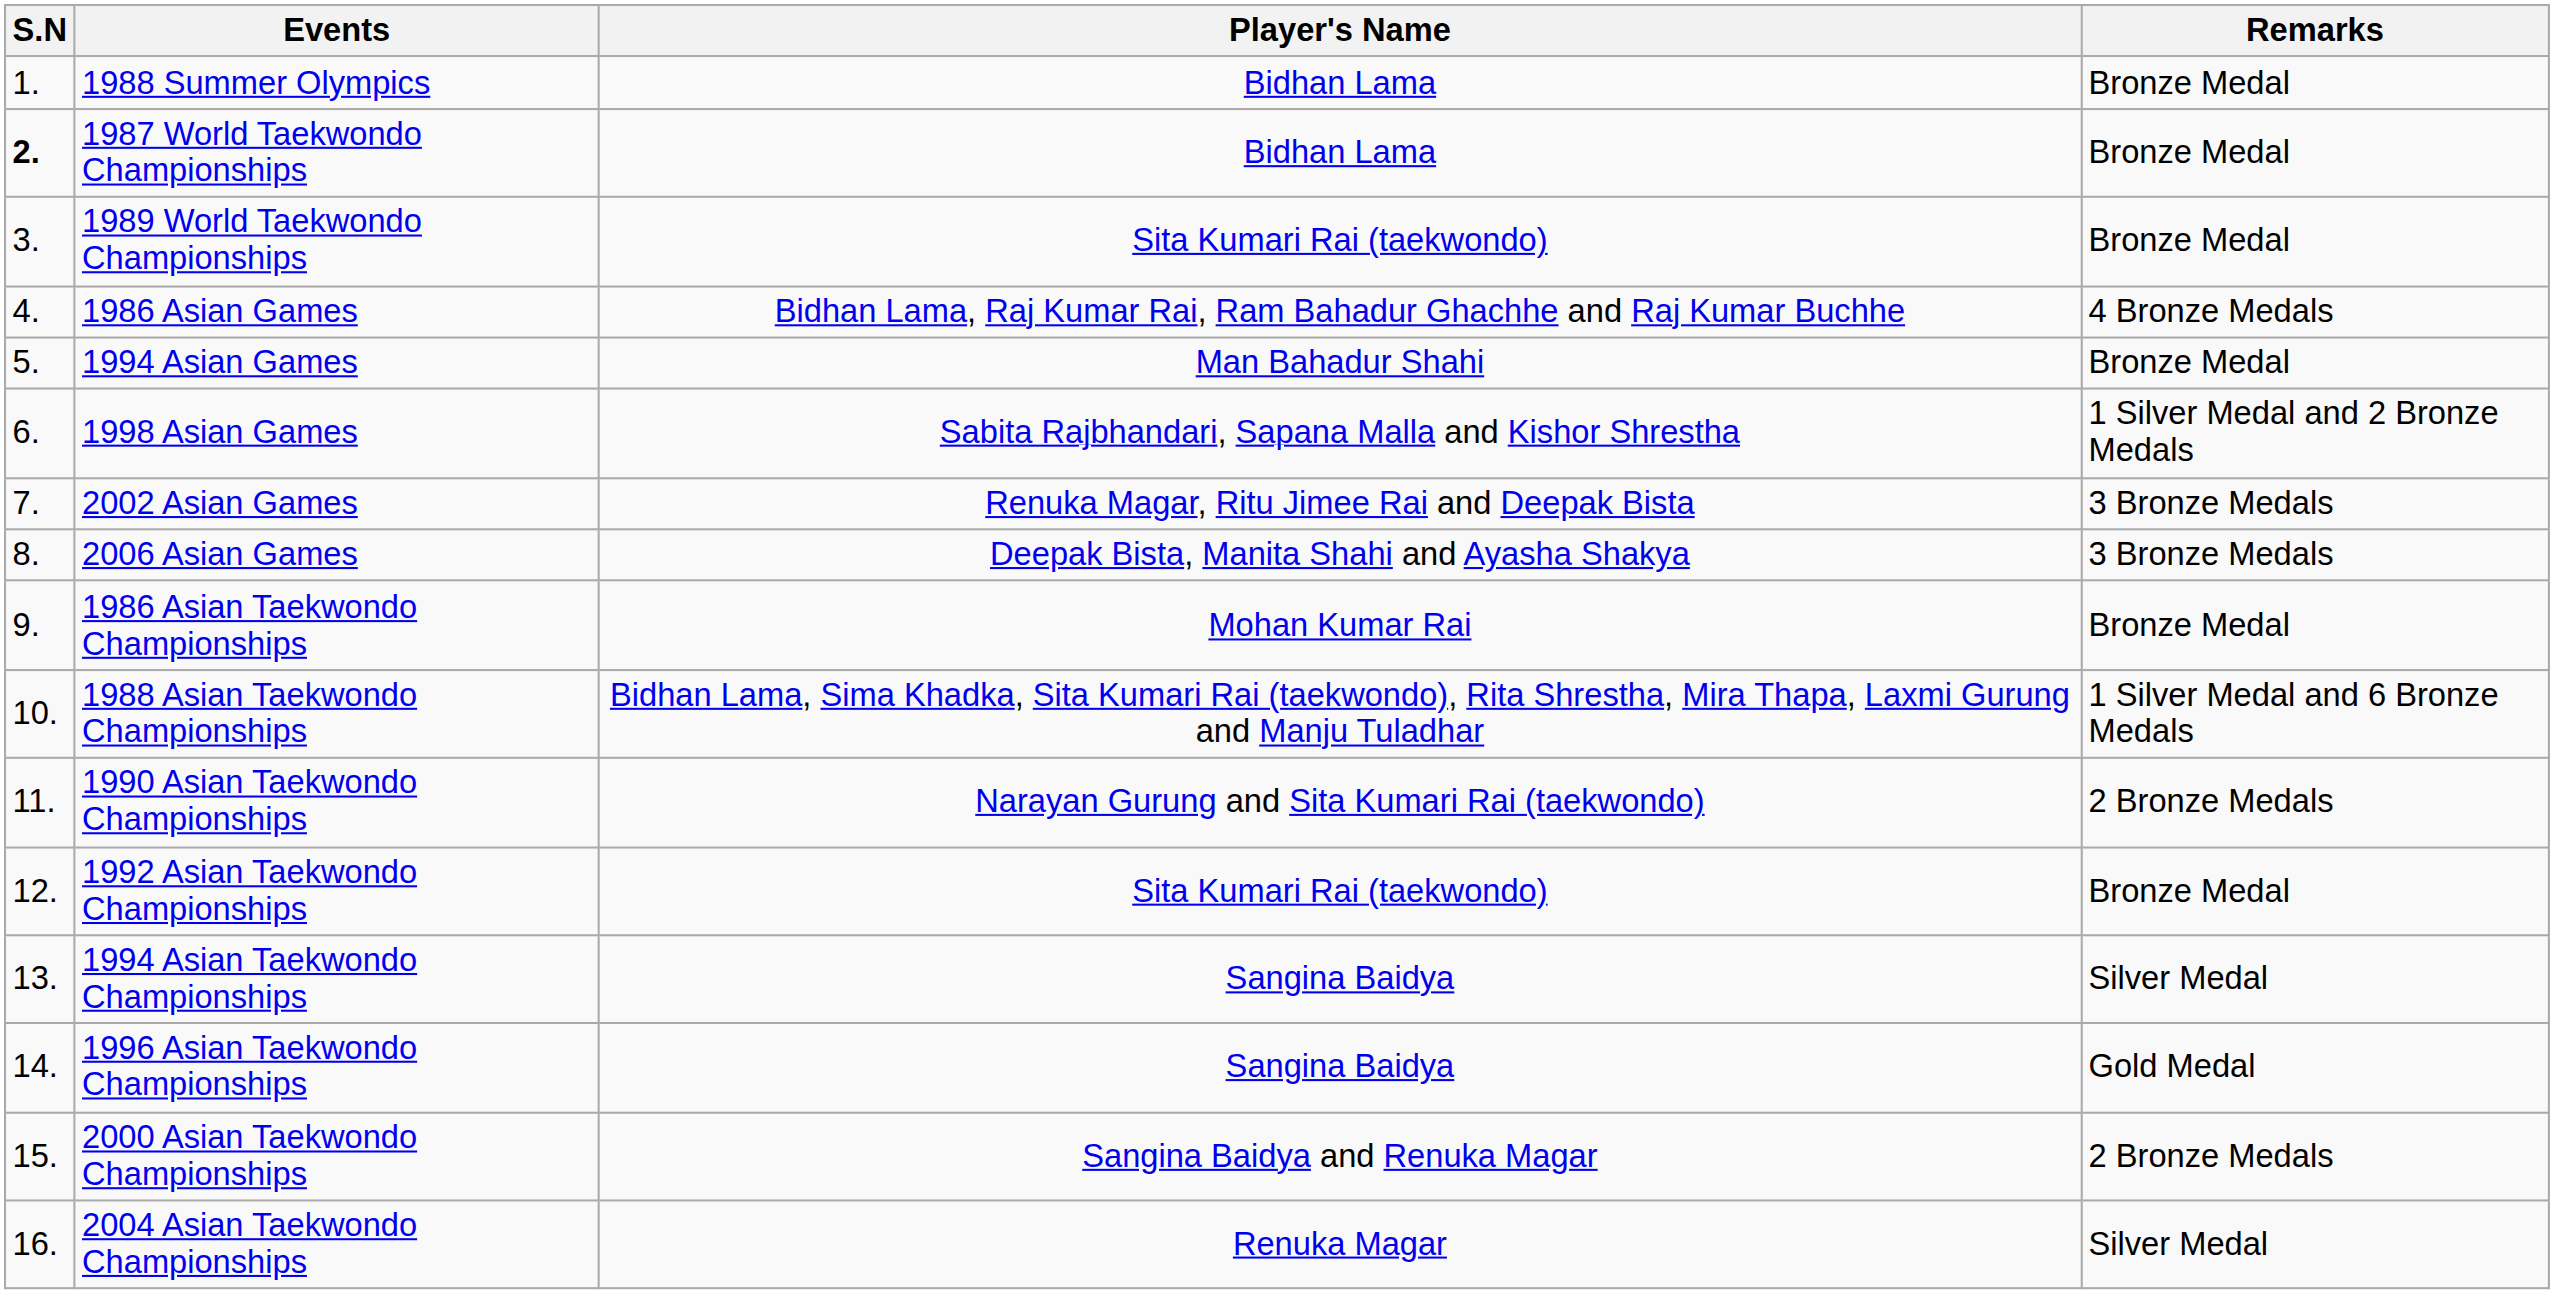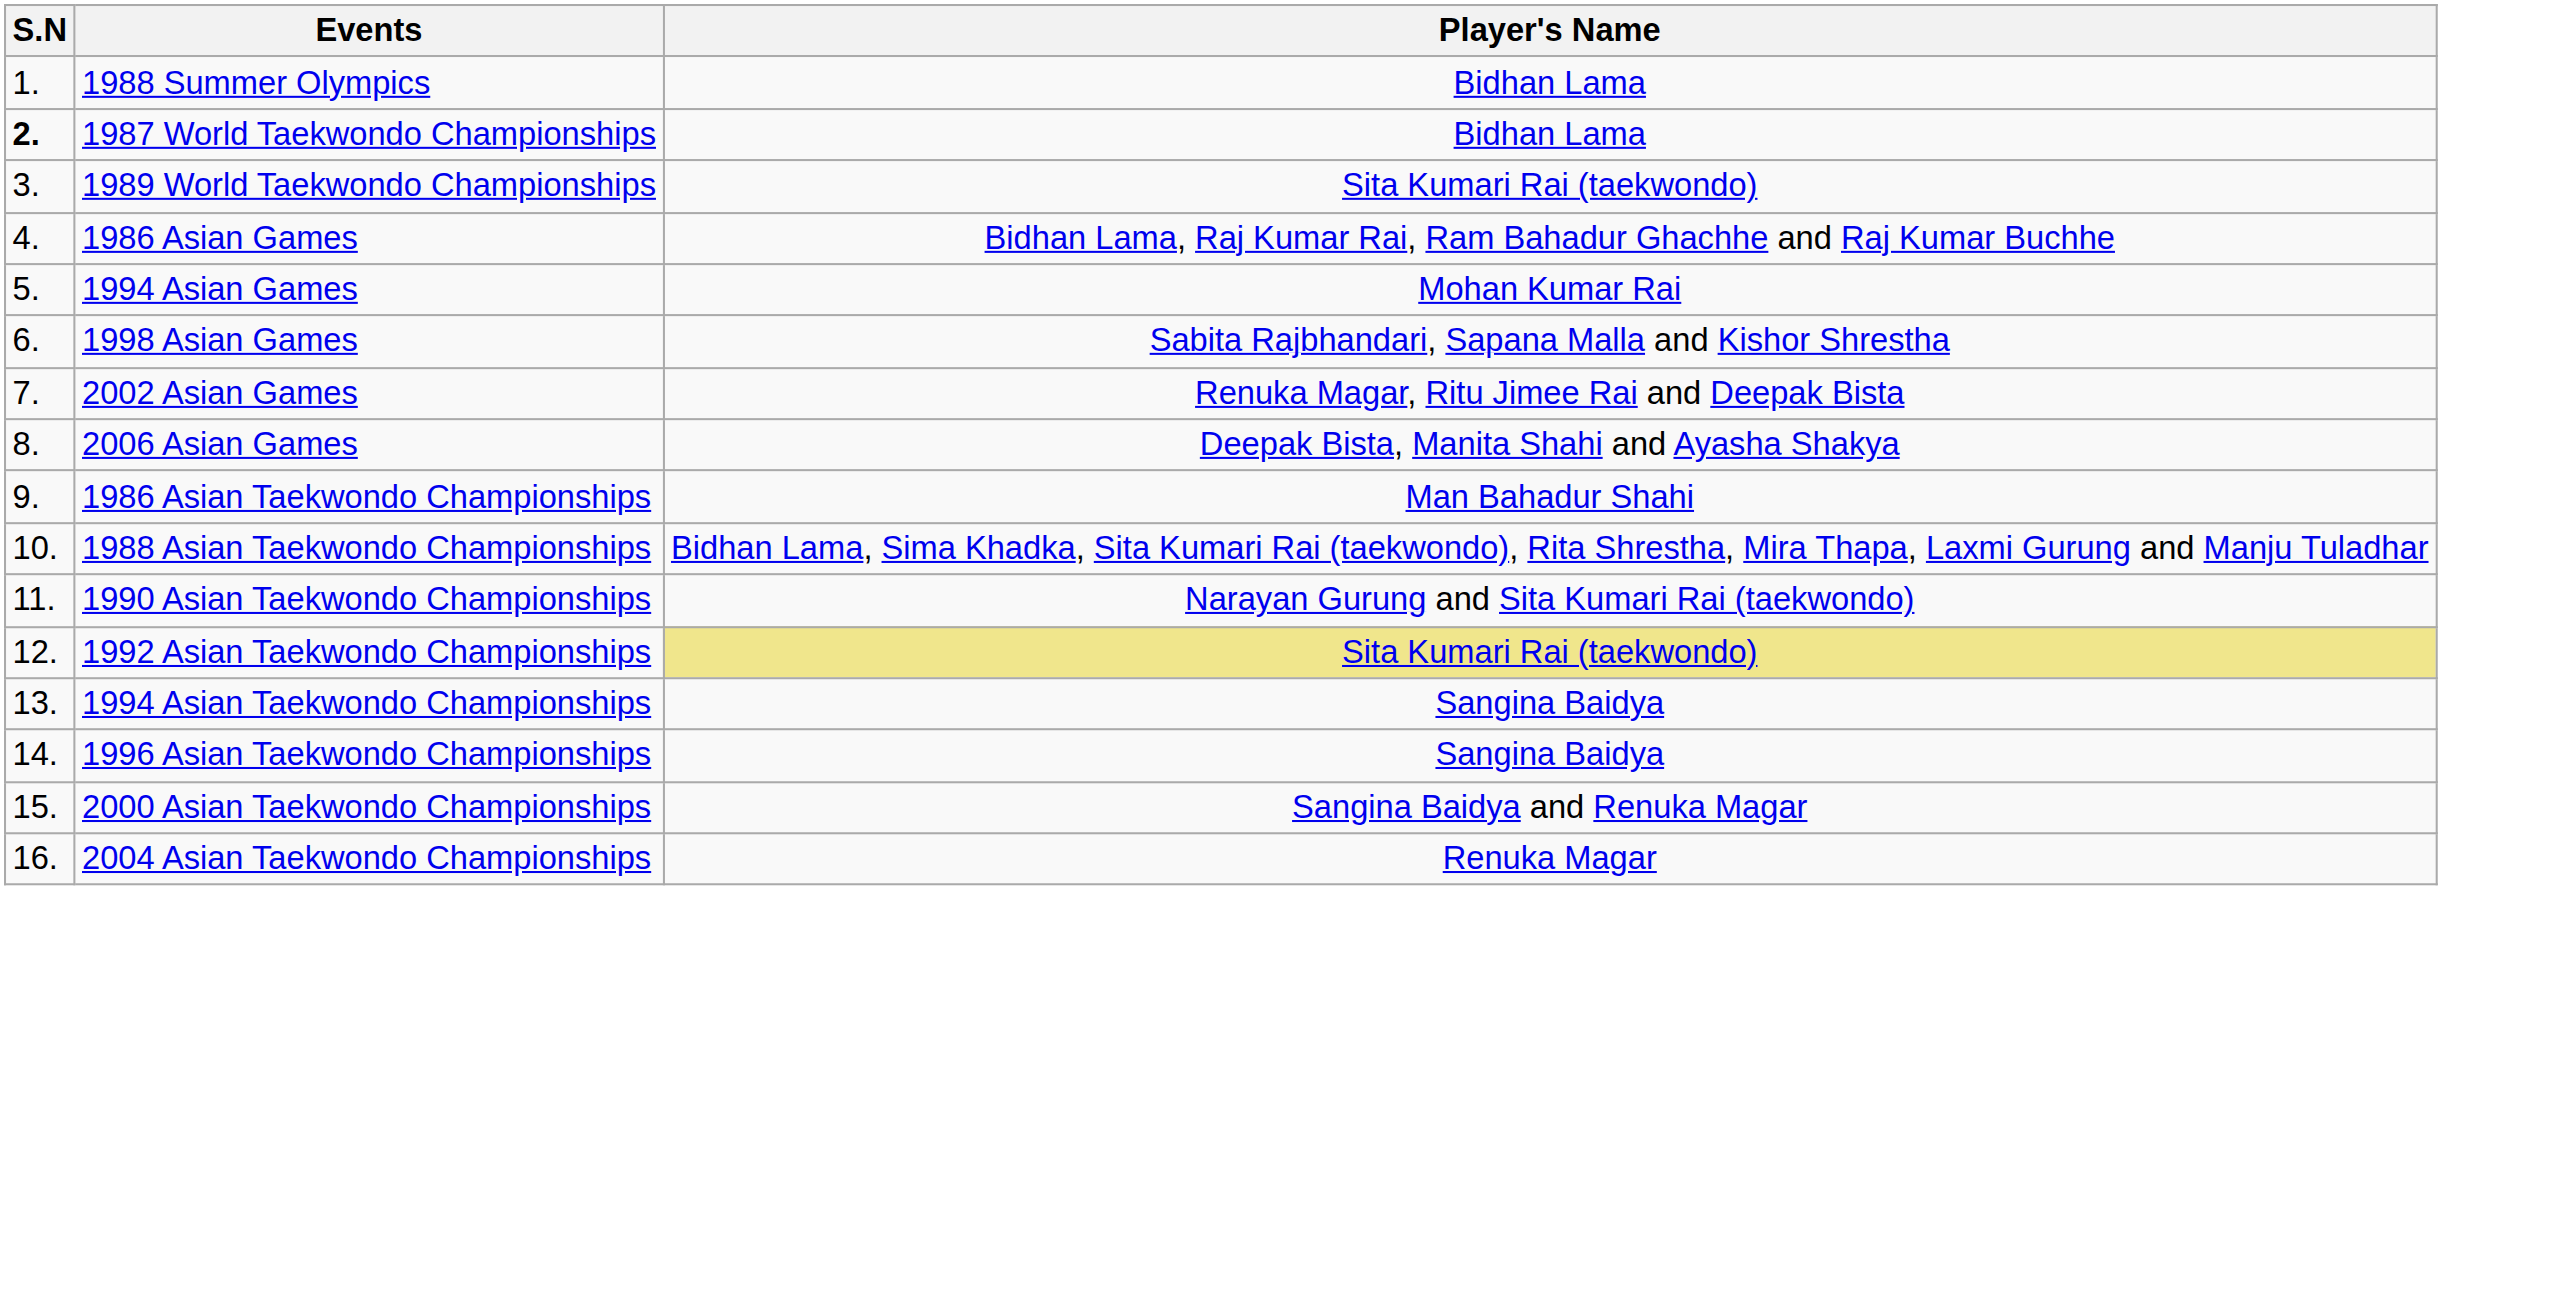- column: (2315, 30)
(1340, 362) Man Bahadur Shahi -> (1550, 289) Mohan Kumar Rai
(1340, 624) Mohan Kumar Rai -> (1550, 496) Man Bahadur Shahi
(1340, 890) no background -> (1550, 651) khaki background
